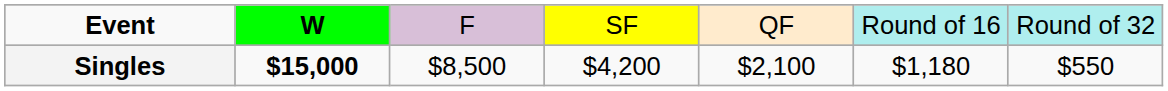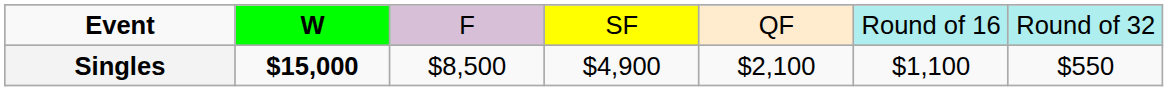(622, 66) $4,200 -> (622, 66) $4,900
(931, 66) $1,180 -> (931, 66) $1,100
